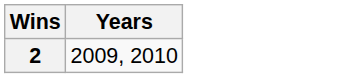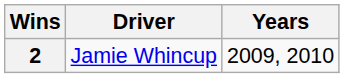+ column: (144, 22)
